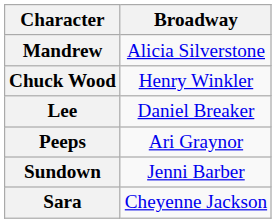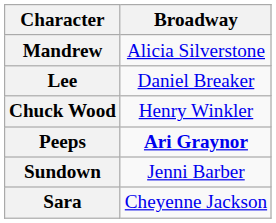rows swapped: (62, 80) <-> (62, 111)
(196, 141) normal -> (196, 141) bold
